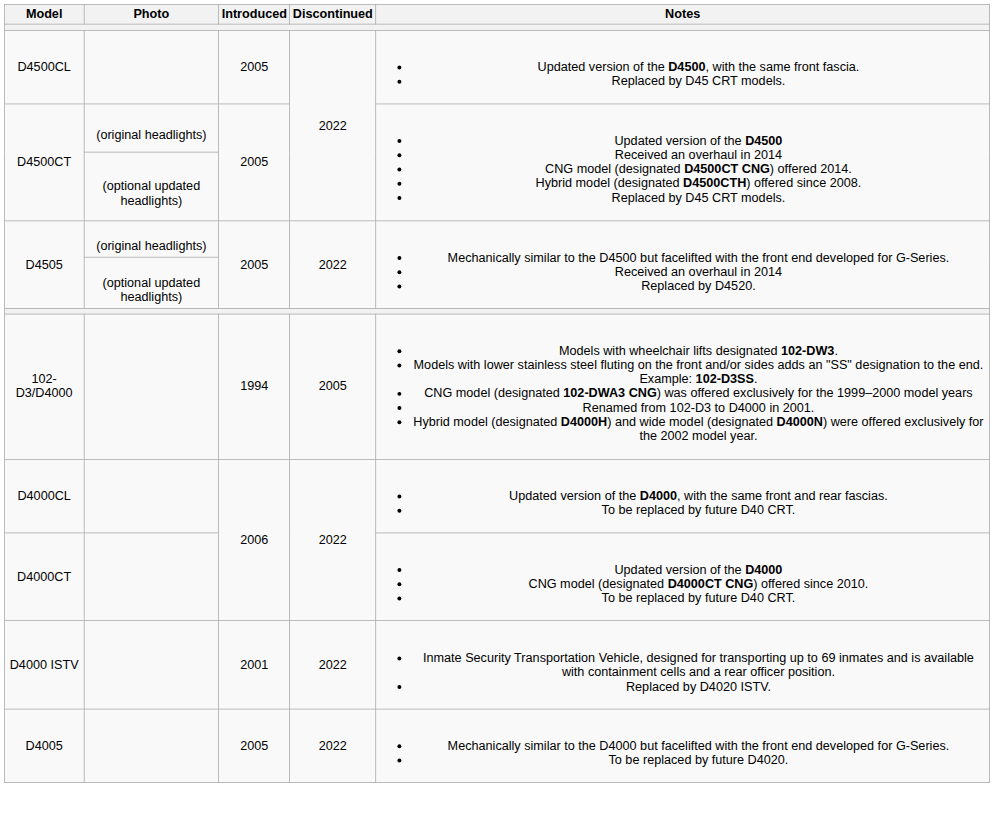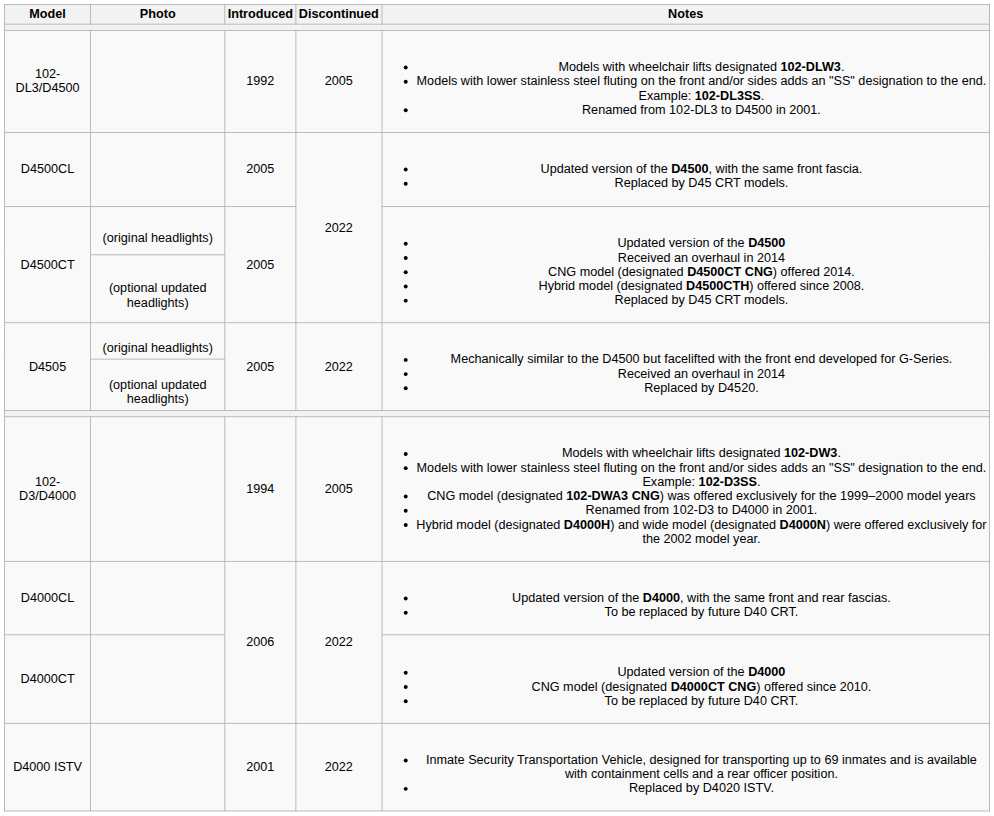+ row: (48, 81)
- row: (44, 745)
